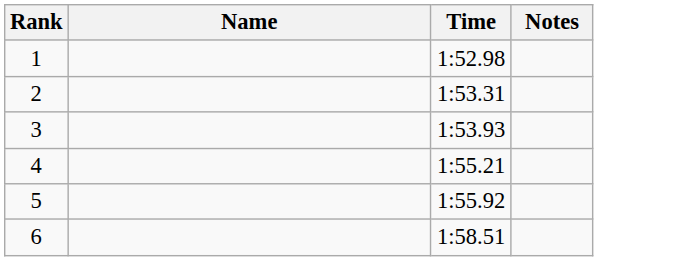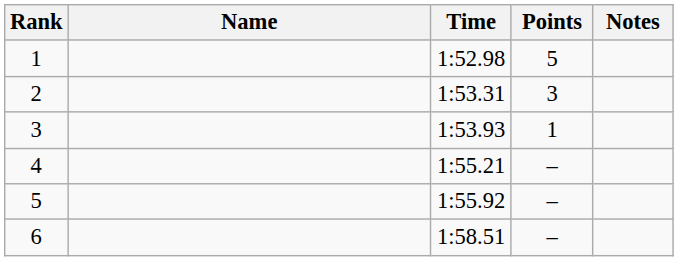+ column: (552, 22)
